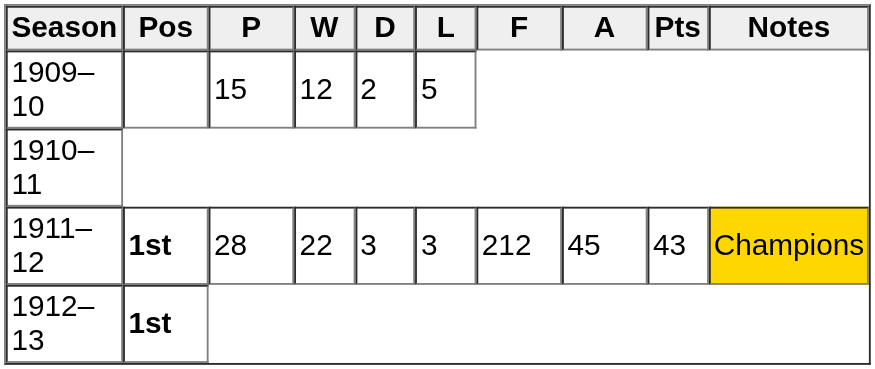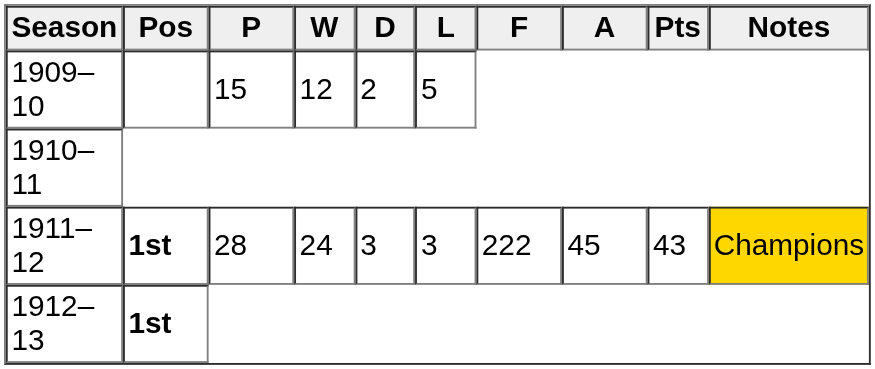(316, 245) 22 -> (316, 245) 24
(507, 245) 212 -> (507, 245) 222
